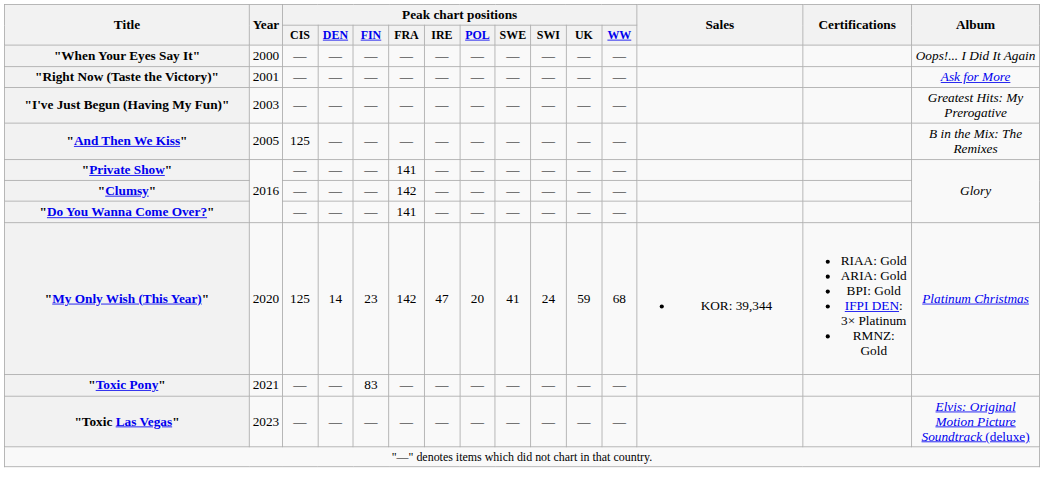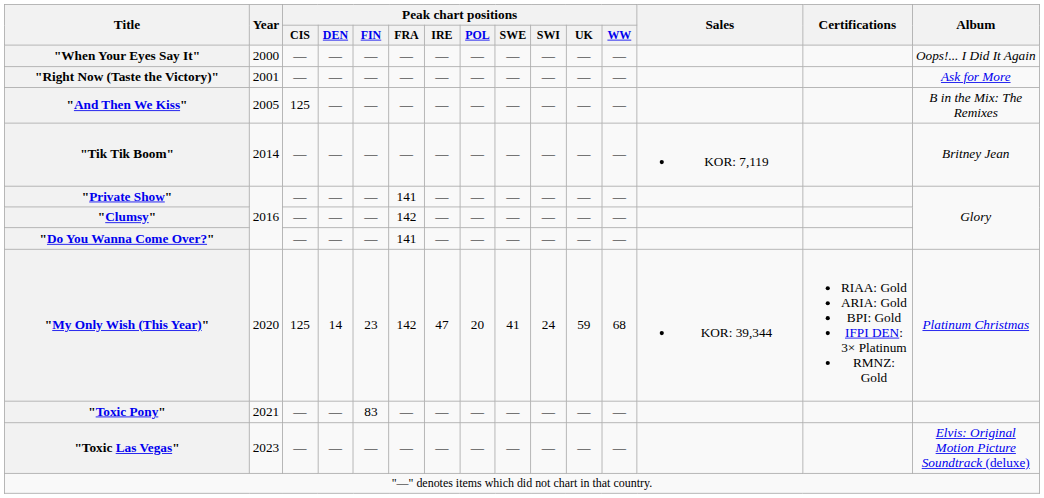- row: (127, 105)
+ row: (127, 154)
